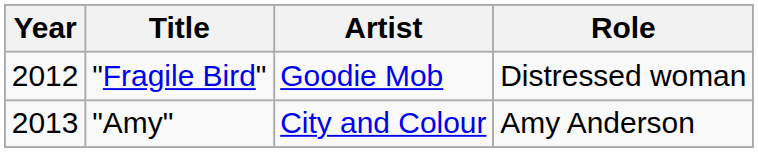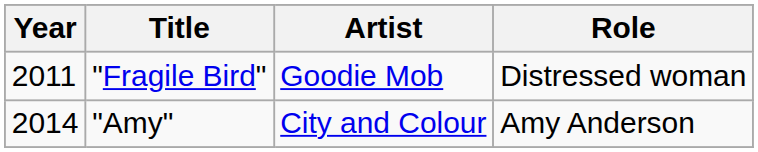(45, 75) 2012 -> (44, 75) 2011
(45, 123) 2013 -> (45, 123) 2014
